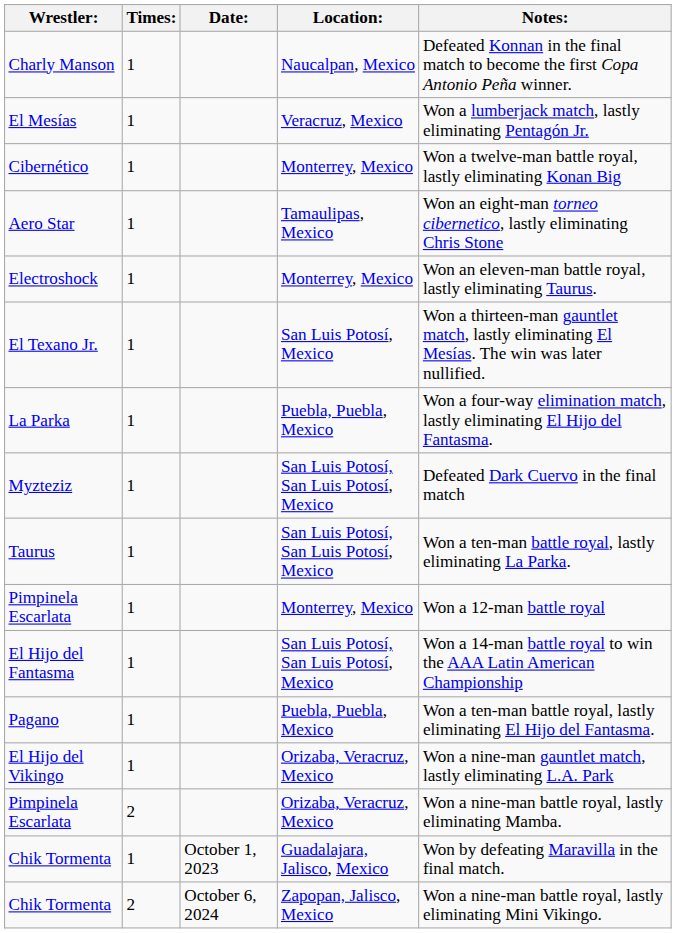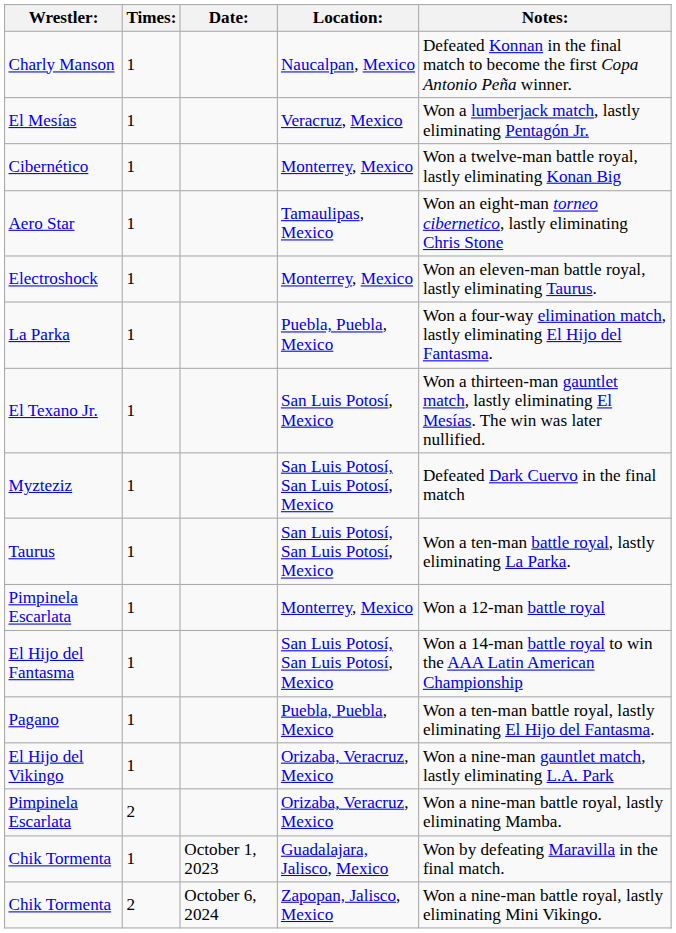rows swapped: (53, 344) <-> (39, 419)
